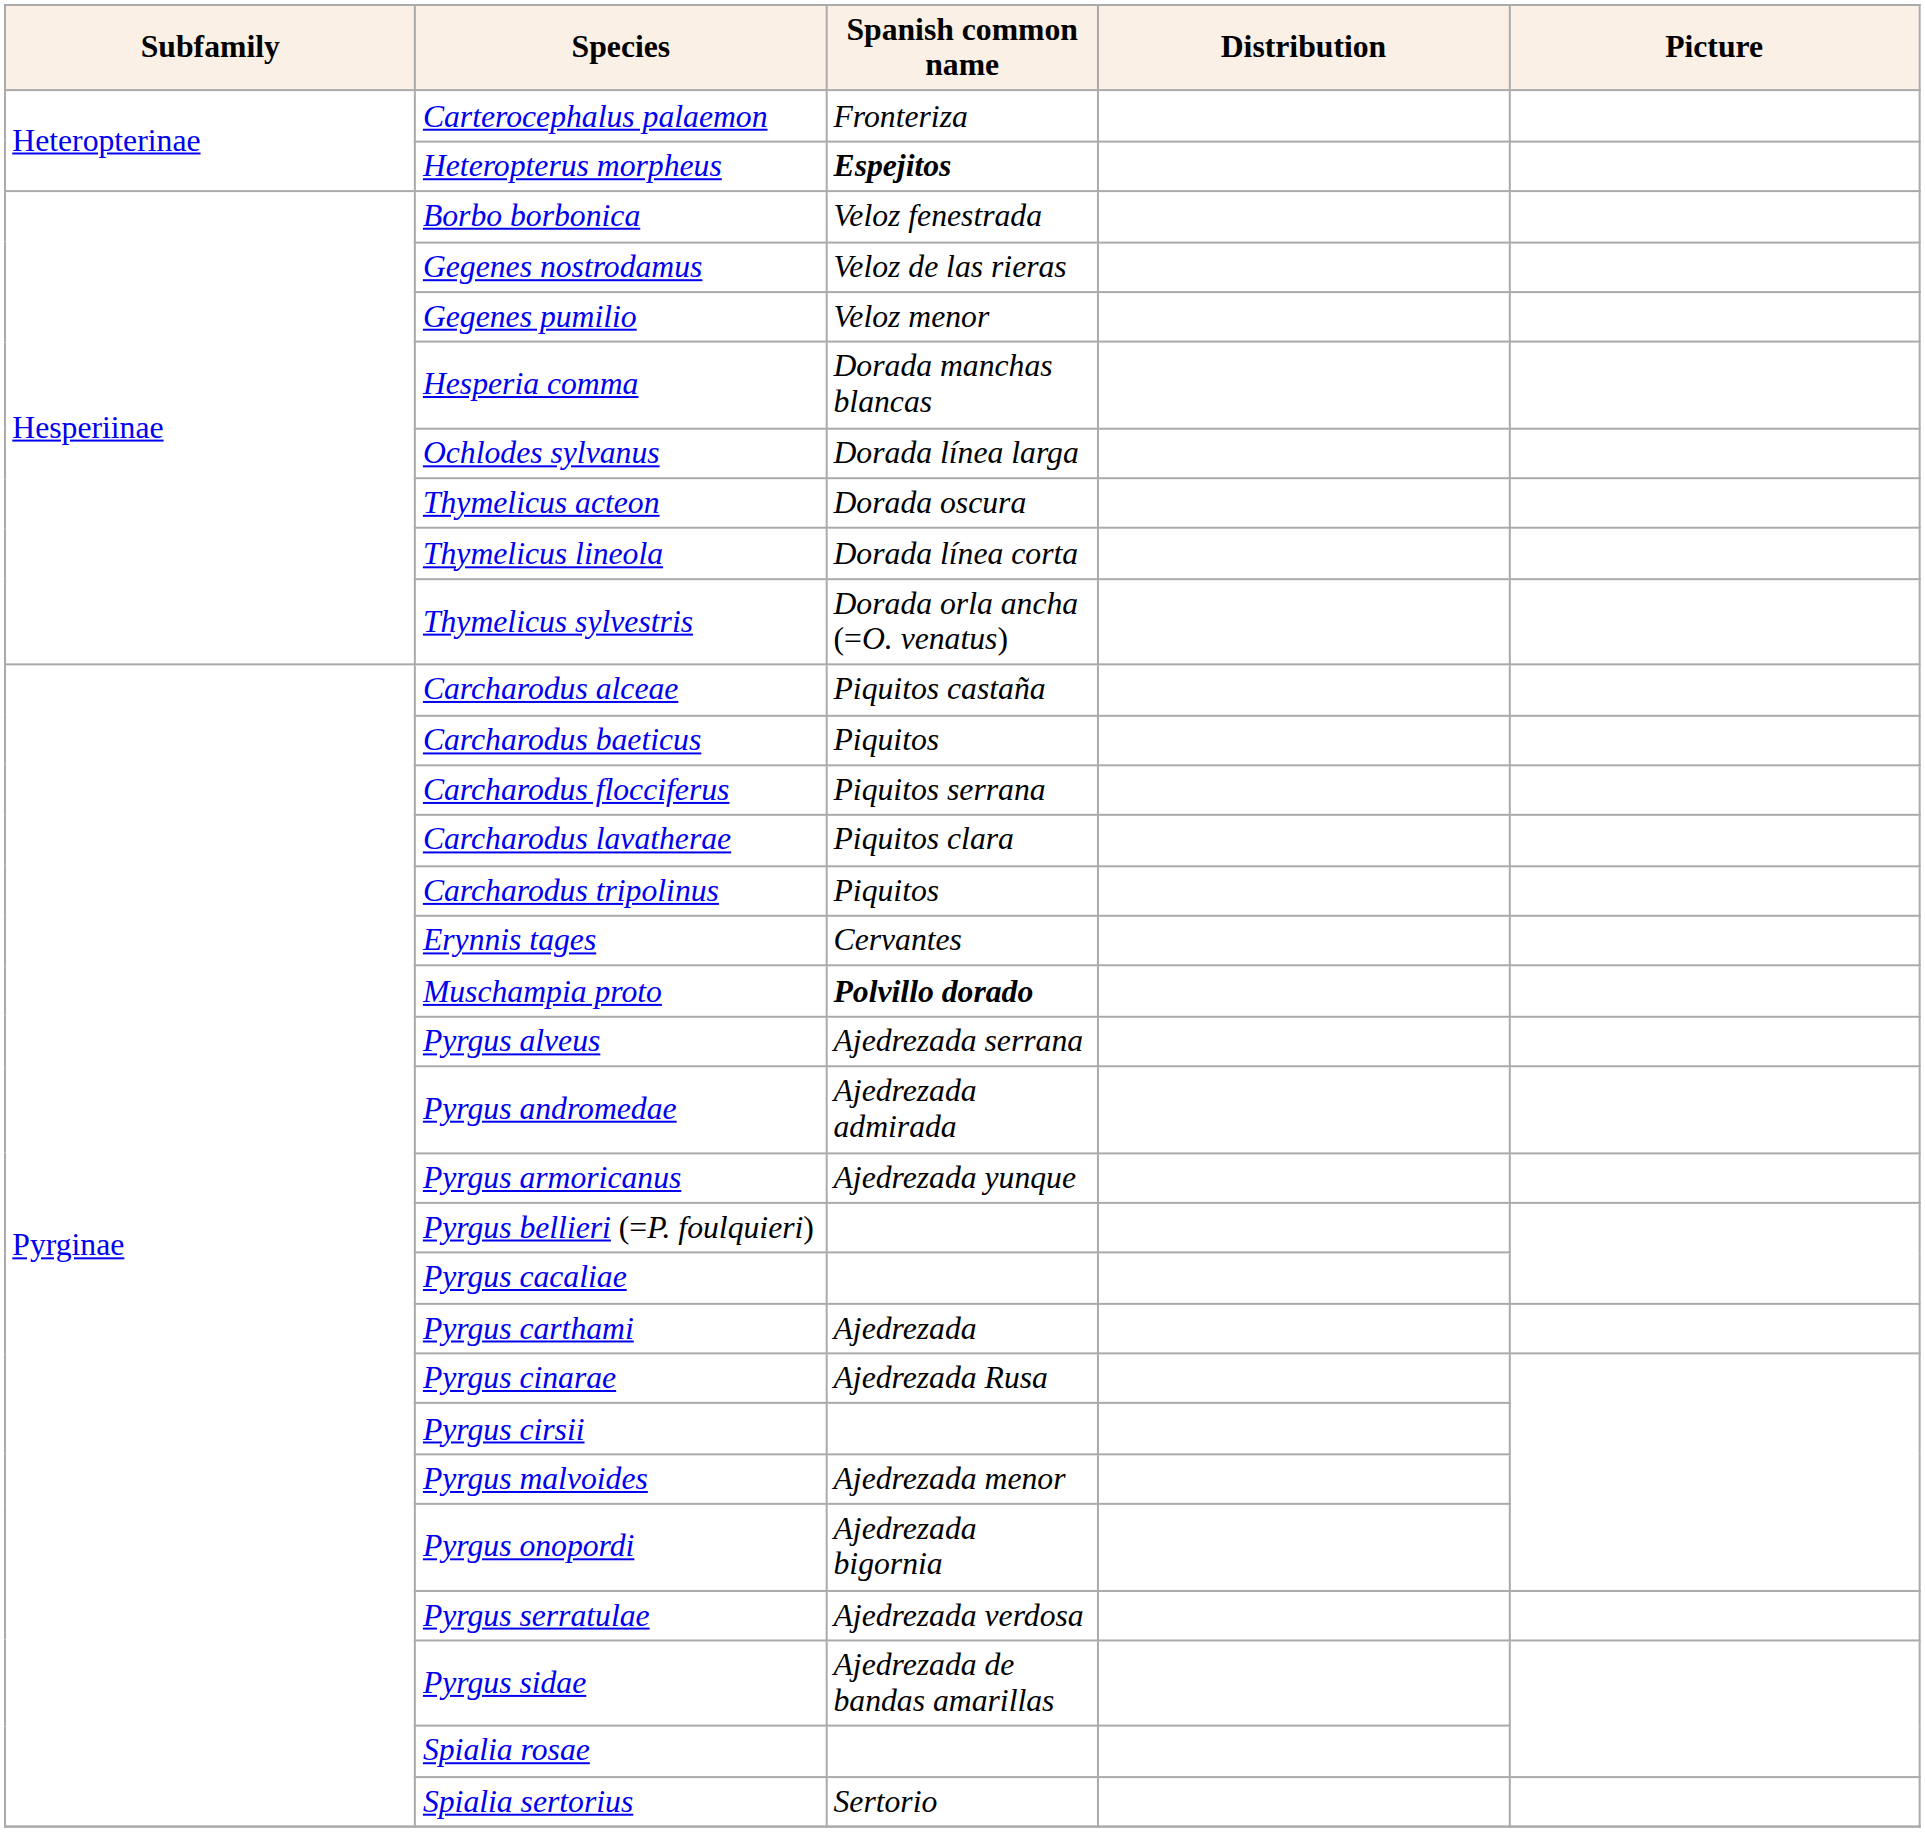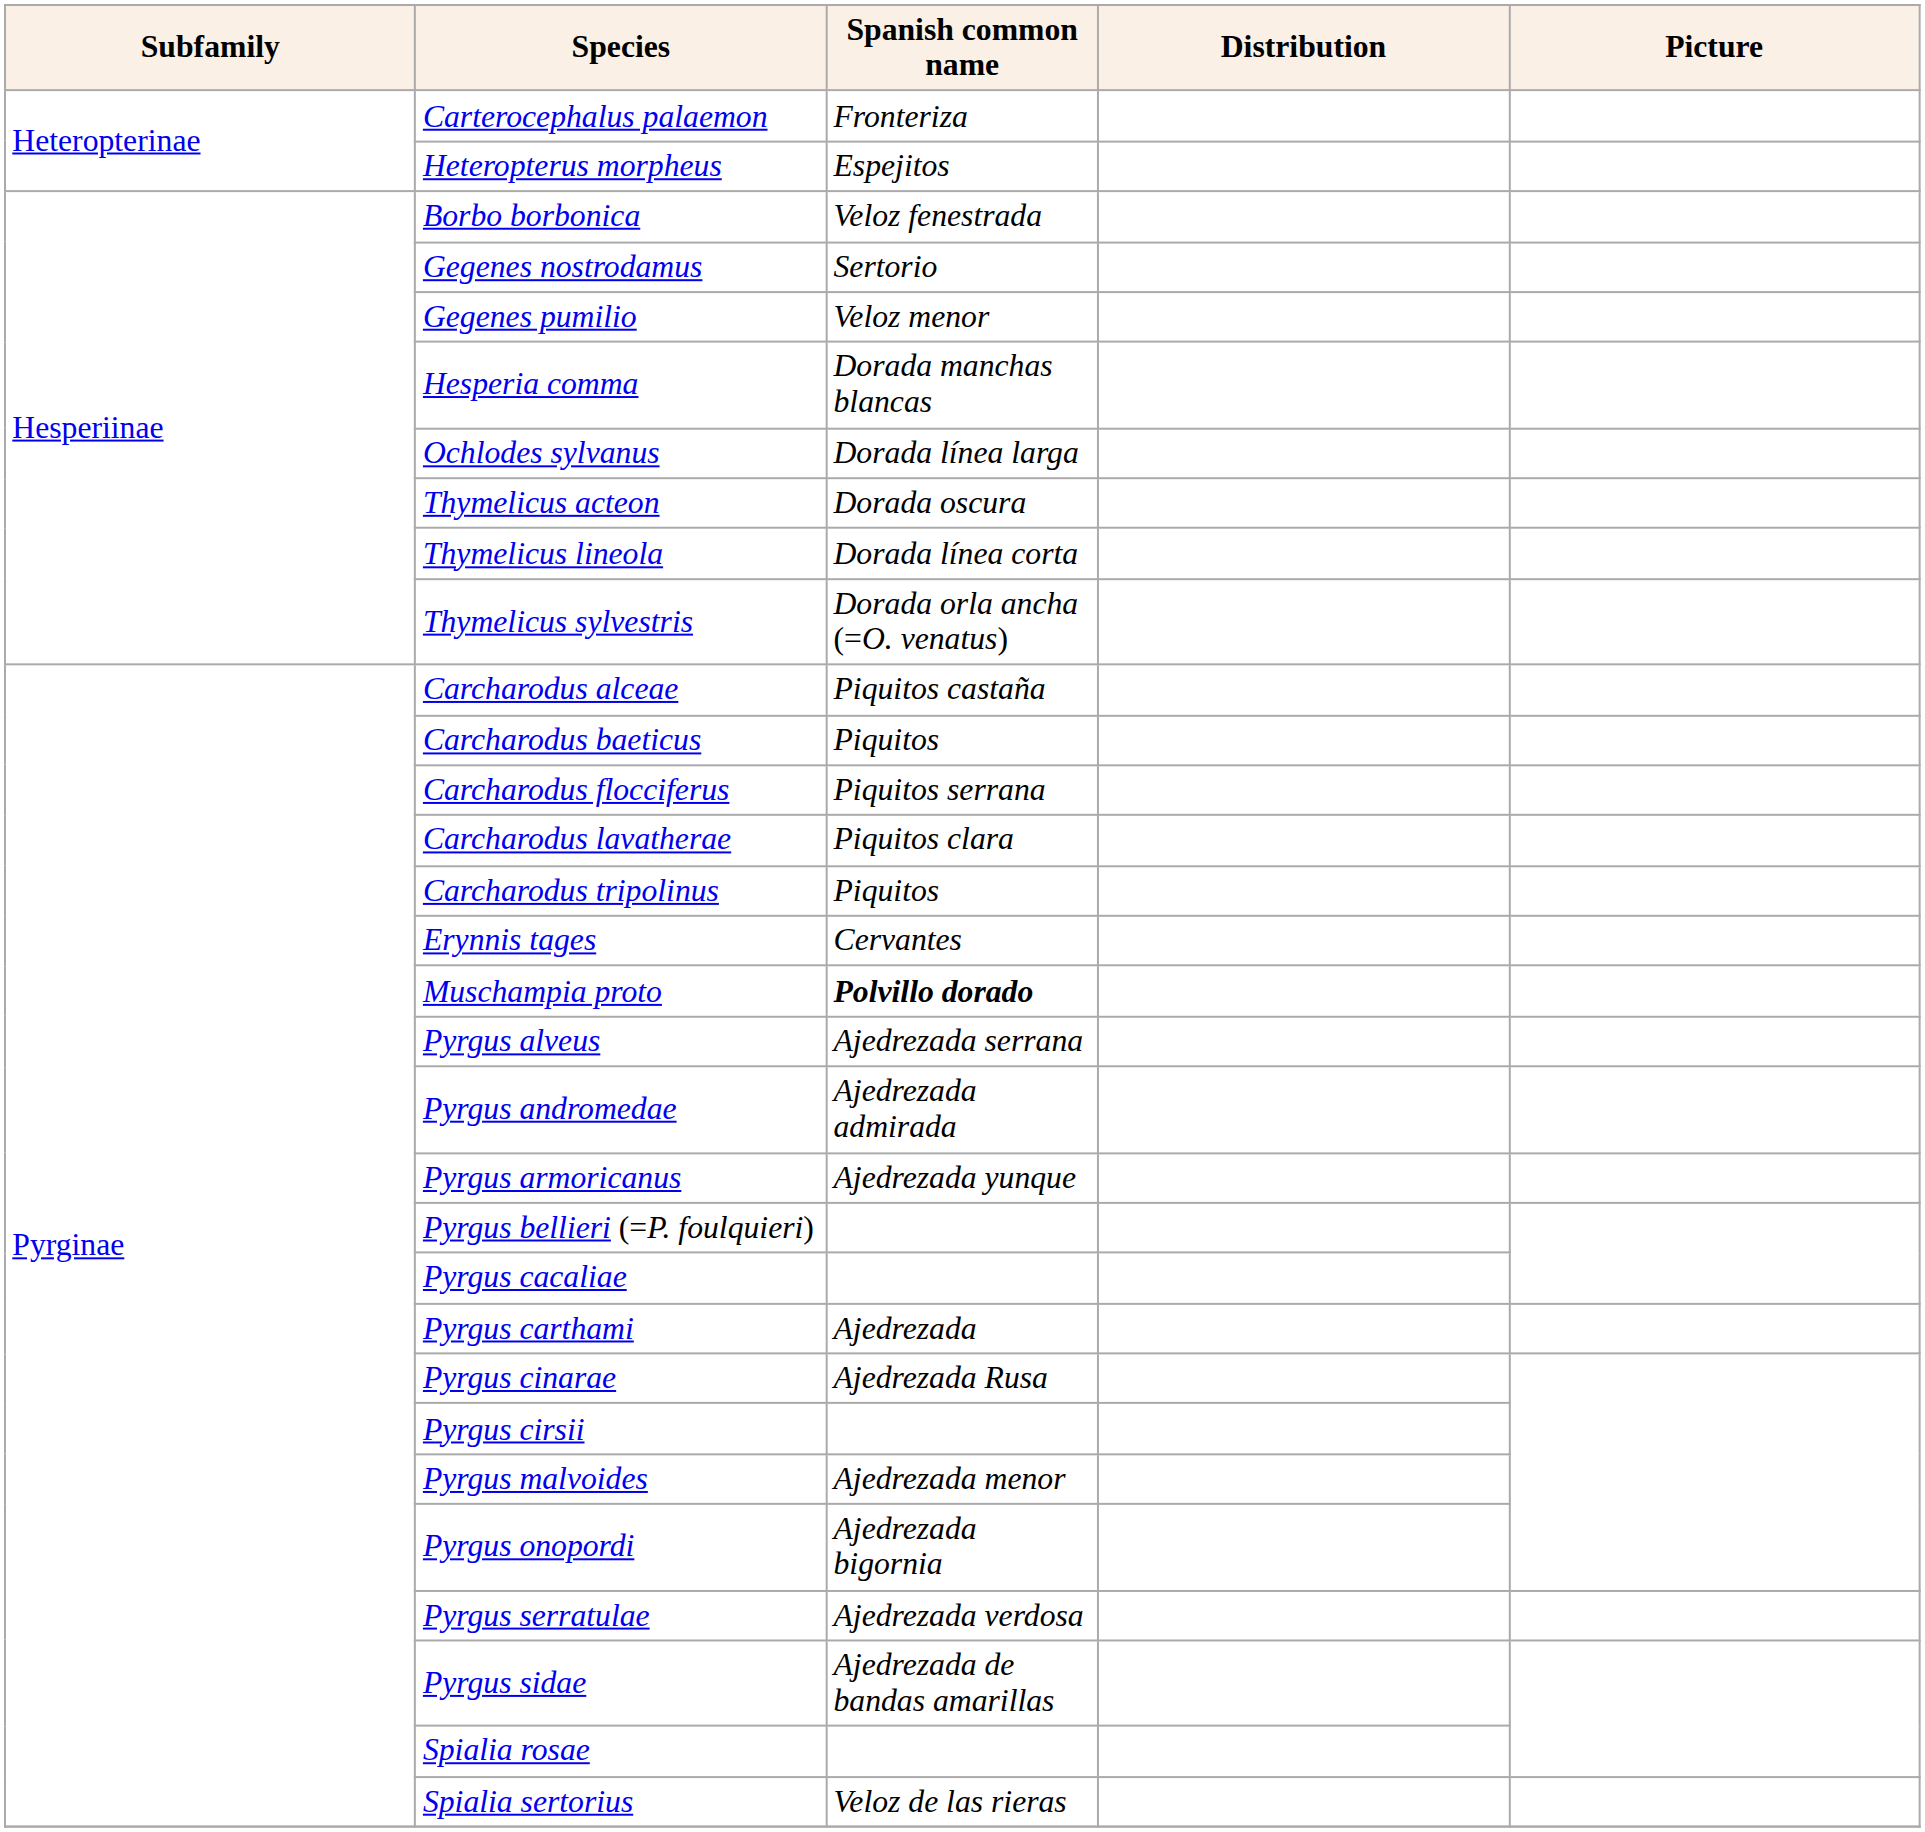(892, 165) bold -> (892, 165) normal
(950, 266) Veloz de las rieras -> (885, 266) Sertorio
(885, 1800) Sertorio -> (950, 1800) Veloz de las rieras
